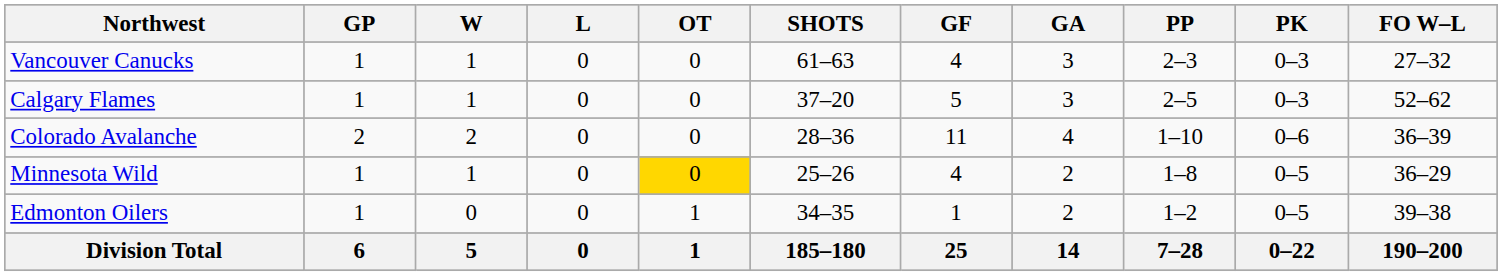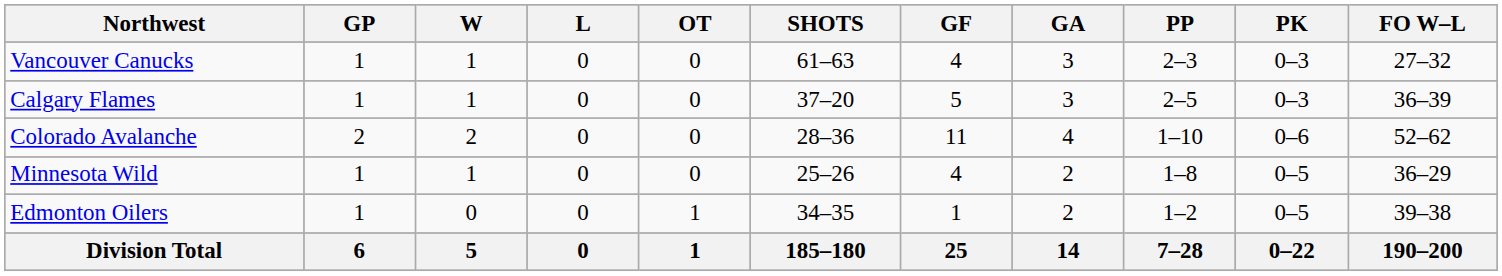(1422, 98) 52–62 -> (1422, 98) 36–39
(1422, 136) 36–39 -> (1422, 136) 52–62
(695, 174) gold background -> (695, 174) no background
